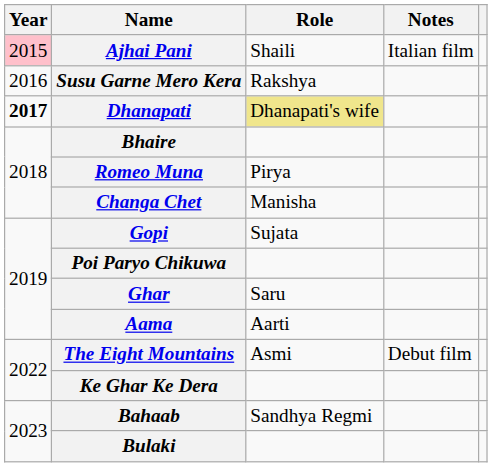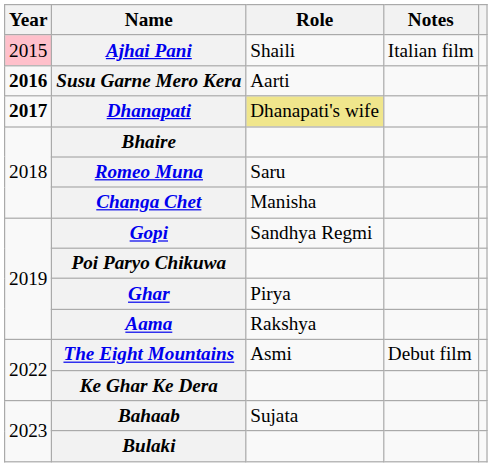(28, 80) normal -> (28, 80) bold
(283, 80) Rakshya -> (270, 80) Aarti
(271, 171) Pirya -> (268, 171) Saru
(274, 232) Sujata -> (311, 232) Sandhya Regmi
(268, 293) Saru -> (271, 293) Pirya
(270, 324) Aarti -> (283, 324) Rakshya
(311, 415) Sandhya Regmi -> (274, 415) Sujata
